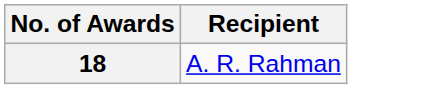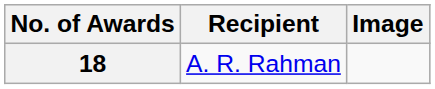+ column: (388, 24)
